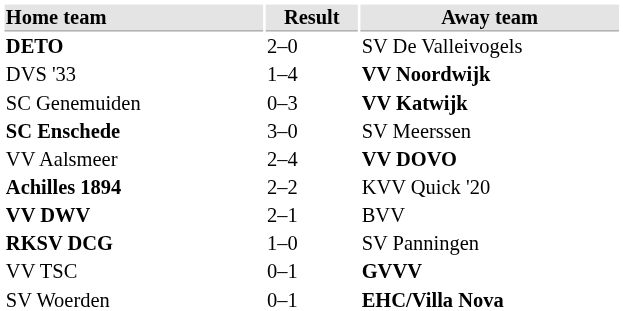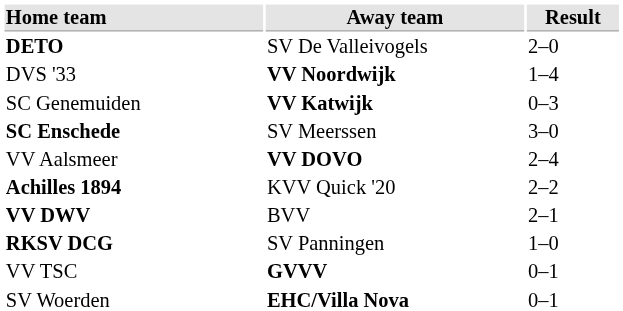columns swapped: (312, 17) <-> (490, 17)
